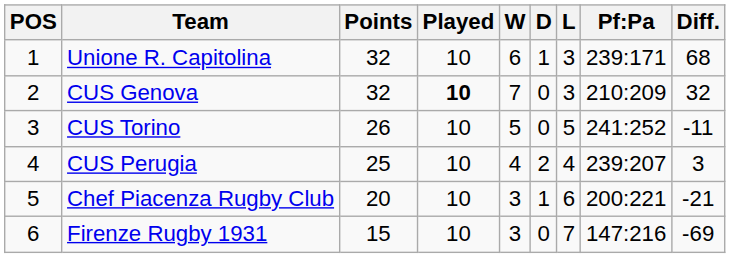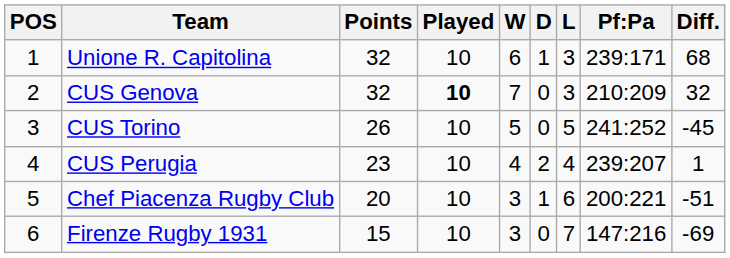(698, 128) -11 -> (698, 128) -45
(378, 163) 25 -> (378, 163) 23
(698, 163) 3 -> (698, 163) 1
(698, 198) -21 -> (698, 198) -51
